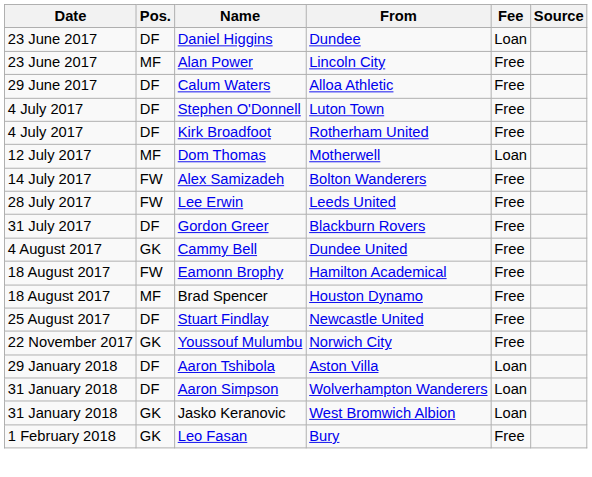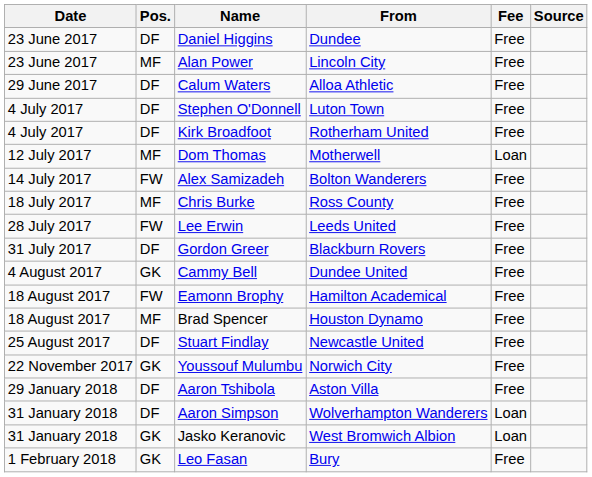(511, 39) Loan -> (509, 39) Free
+ row: (216, 202)
(511, 366) Loan -> (509, 389) Free
